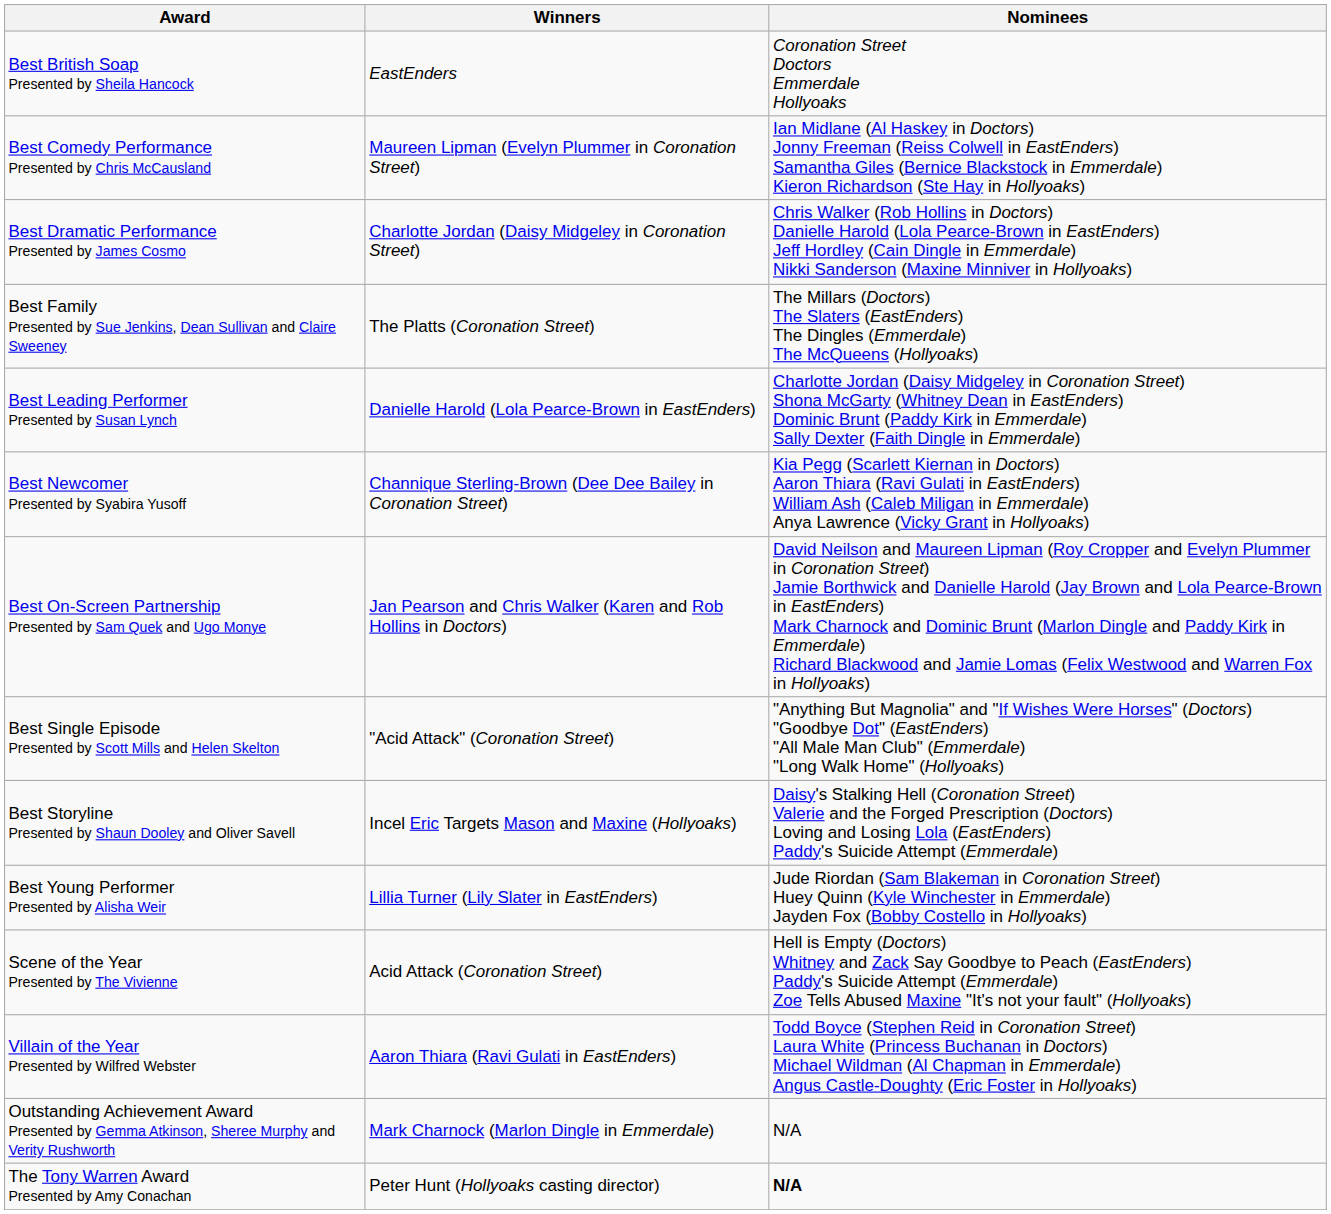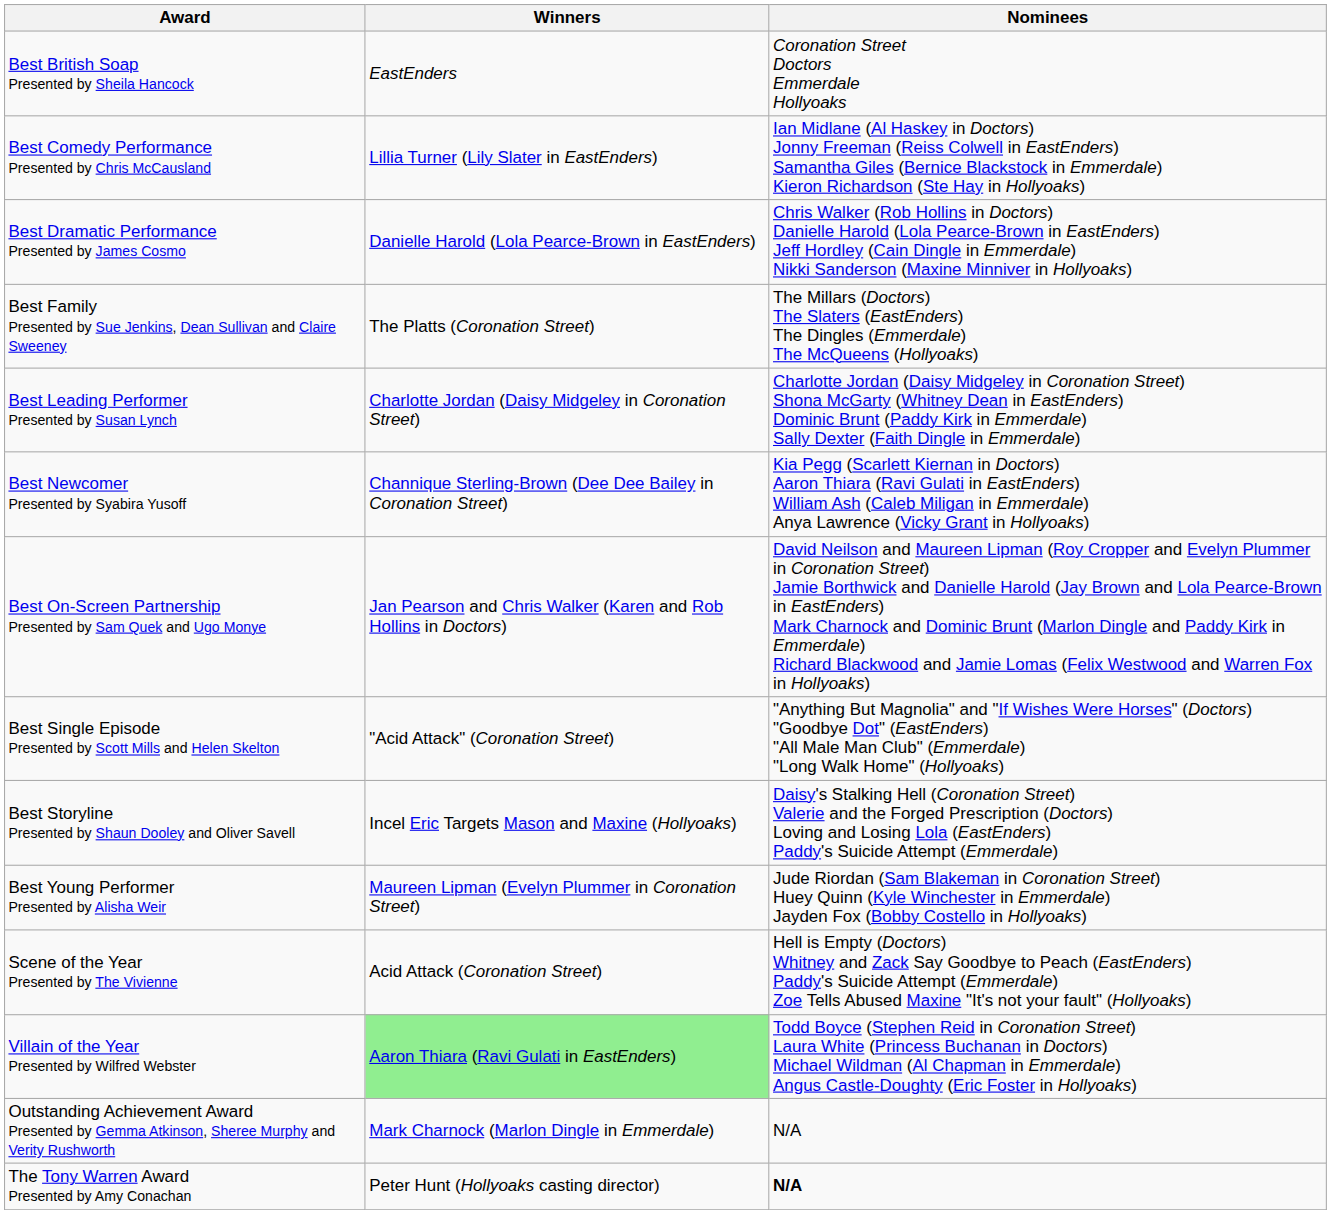(553, 157) Maureen Lipman (Evelyn Plummer in Coronation Street) -> (513, 157) Lillia Turner (Lily Slater in EastEnders)
(547, 241) Charlotte Jordan (Daisy Midgeley in Coronation Street) -> (563, 241) Danielle Harold (Lola Pearce-Brown in EastEnders)
(563, 410) Danielle Harold (Lola Pearce-Brown in EastEnders) -> (547, 410) Charlotte Jordan (Daisy Midgeley in Coronation Street)
(513, 897) Lillia Turner (Lily Slater in EastEnders) -> (553, 897) Maureen Lipman (Evelyn Plummer in Coronation Street)
(523, 1056) no background -> (523, 1056) lightgreen background
